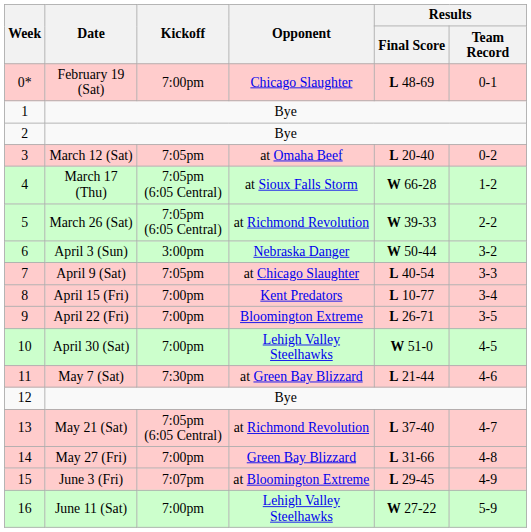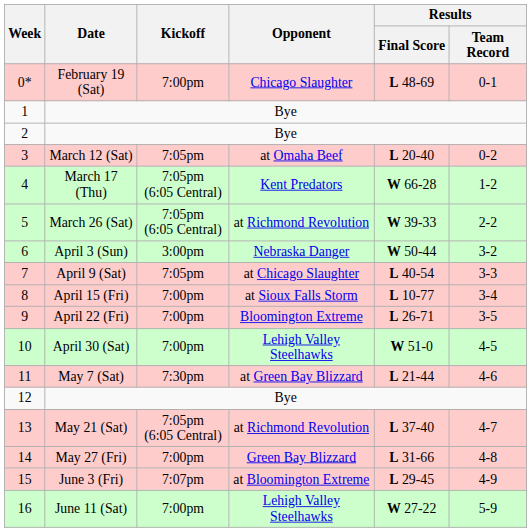(301, 185) at Sioux Falls Storm -> (301, 185) Kent Predators
(301, 295) Kent Predators -> (301, 295) at Sioux Falls Storm
